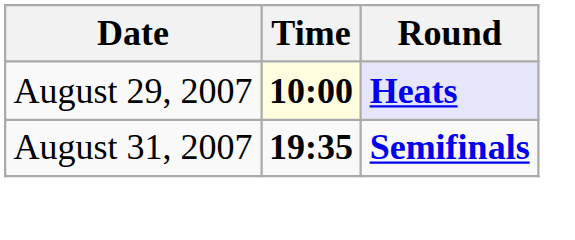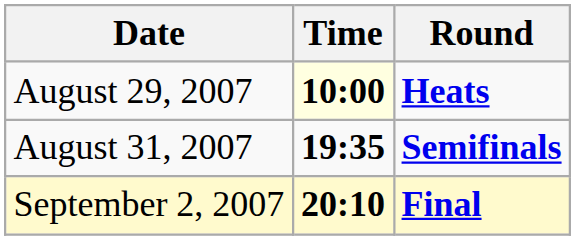(414, 90) lavender background -> (446, 90) no background
+ row: (149, 204)
